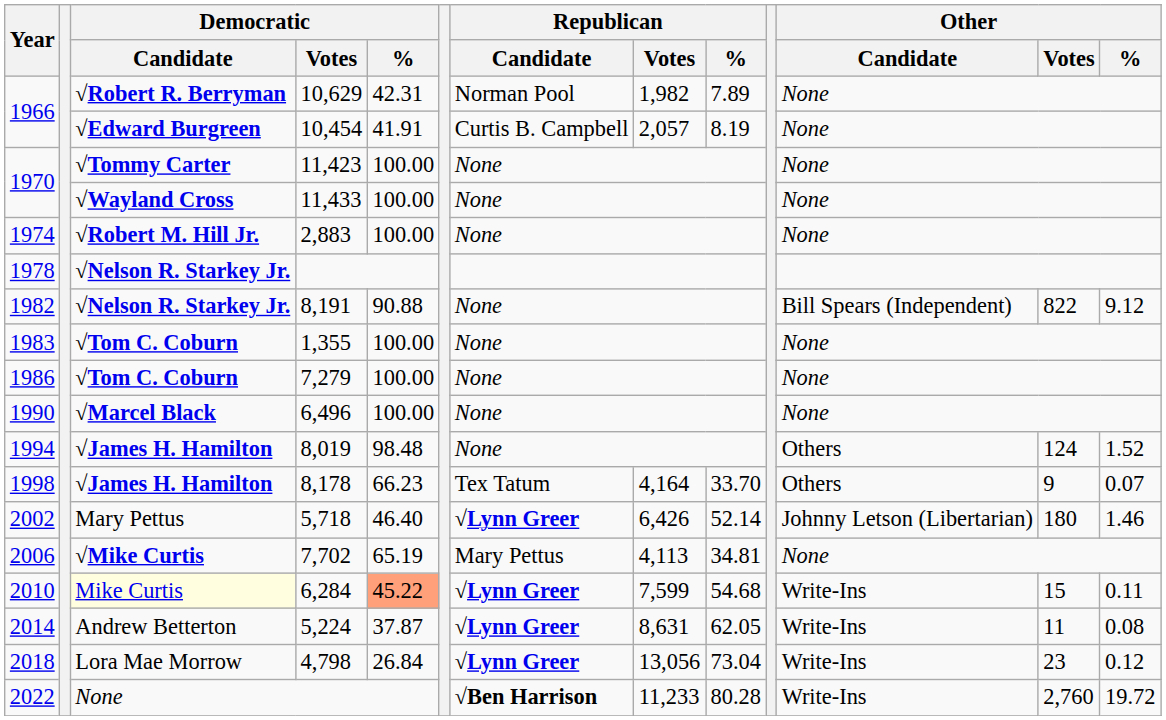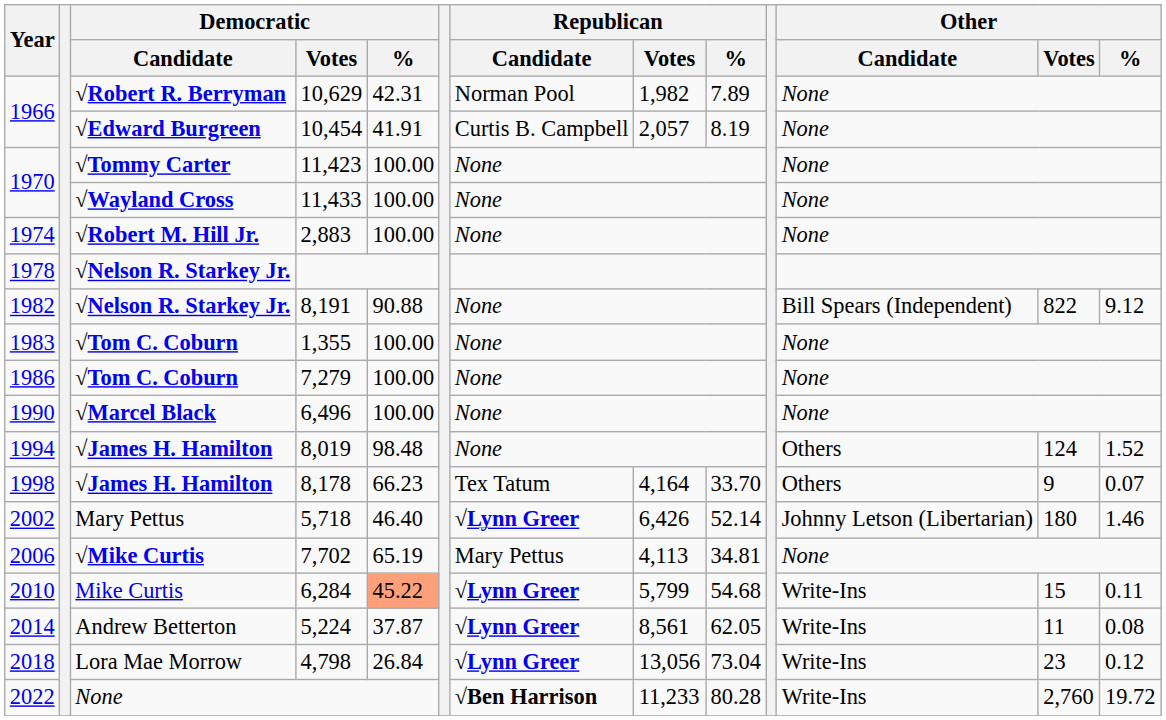(129, 590) lightyellow background -> (129, 590) no background
(664, 590) 7,599 -> (664, 590) 5,799
(664, 626) 8,631 -> (664, 626) 8,561
